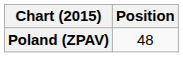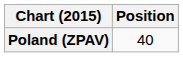(145, 39) 48 -> (145, 39) 40
